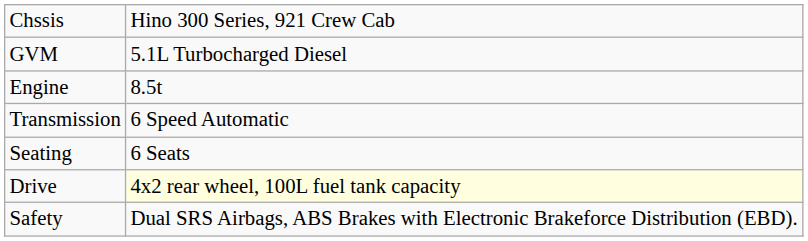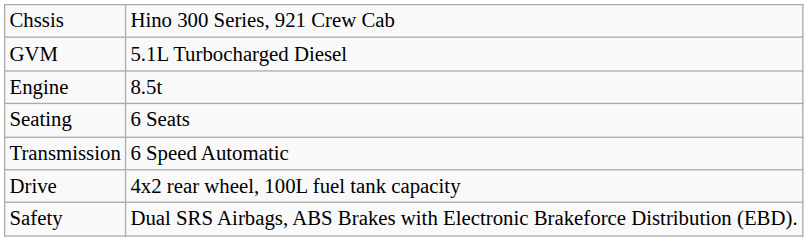rows swapped: (65, 119) <-> (41, 152)
(295, 185) lightyellow background -> (295, 185) no background
